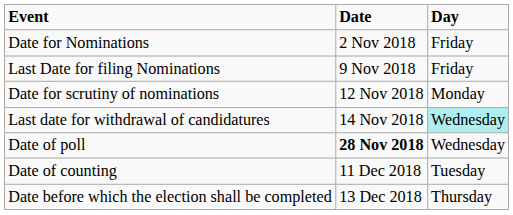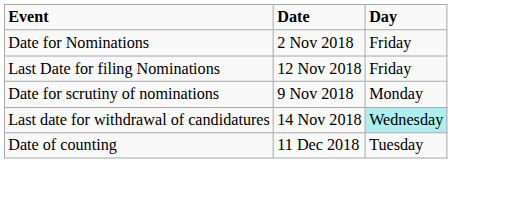(377, 68) 9 Nov 2018 -> (319, 68) 12 Nov 2018
(381, 94) 12 Nov 2018 -> (315, 94) 9 Nov 2018
- row: (47, 145)
- row: (170, 196)
